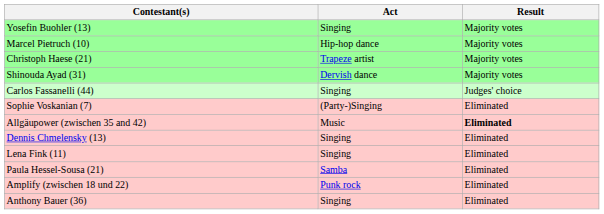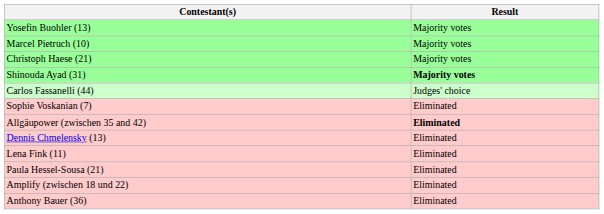- column: (390, 12)
(494, 75) normal -> (444, 75) bold
